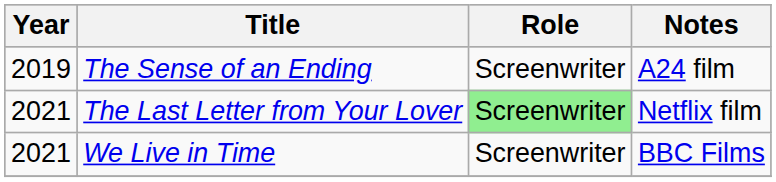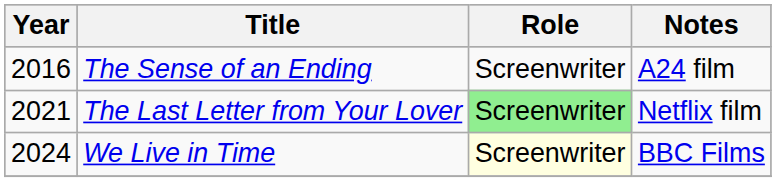(41, 68) 2019 -> (41, 68) 2016
(41, 153) 2021 -> (41, 153) 2024
(550, 153) no background -> (550, 153) lightyellow background
